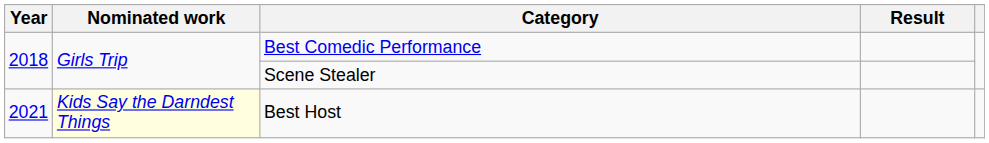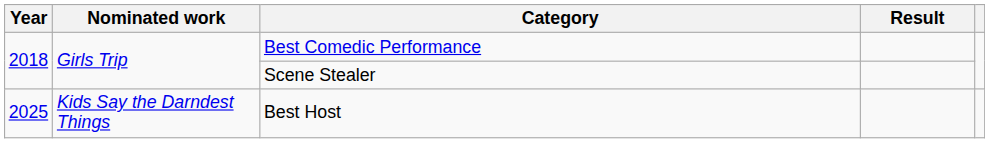(28, 113) 2021 -> (28, 113) 2025
(145, 113) lightyellow background -> (145, 113) no background
